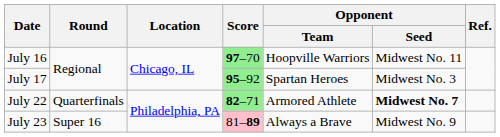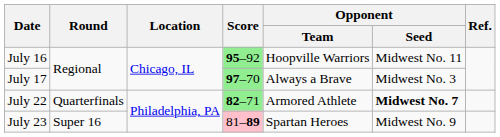(243, 57) 97–70 -> (243, 57) 95–92
(243, 79) 95–92 -> (243, 79) 97–70
(307, 79) Spartan Heroes -> (309, 79) Always a Brave
(309, 121) Always a Brave -> (307, 121) Spartan Heroes
